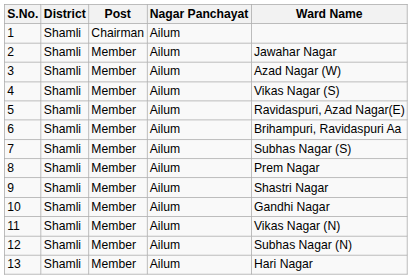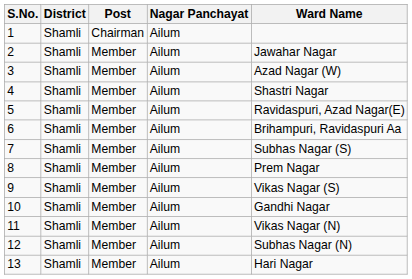(297, 91) Vikas Nagar (S) -> (291, 91) Shastri Nagar
(291, 187) Shastri Nagar -> (297, 187) Vikas Nagar (S)
